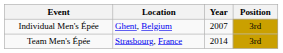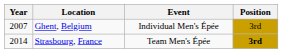columns swapped: (219, 12) <-> (59, 12)
(255, 41) normal -> (255, 41) bold
